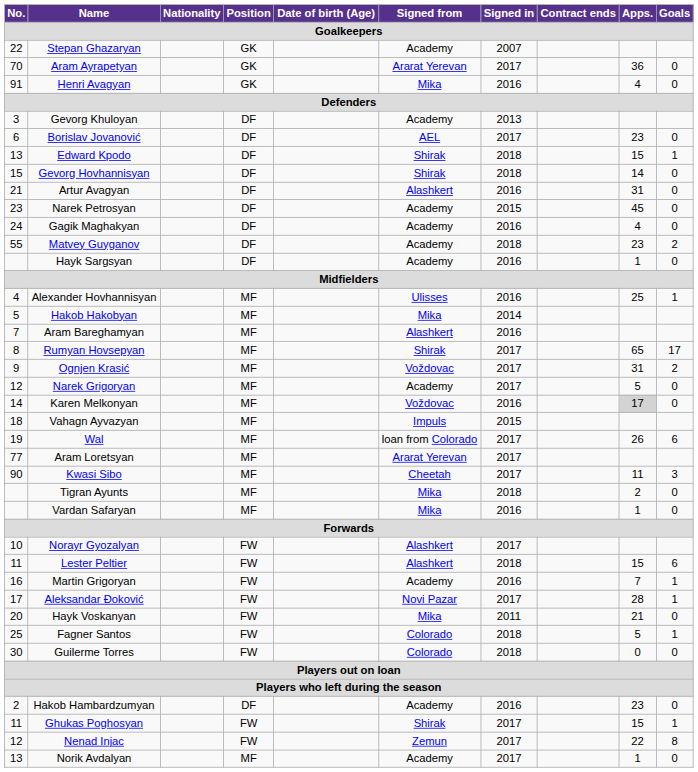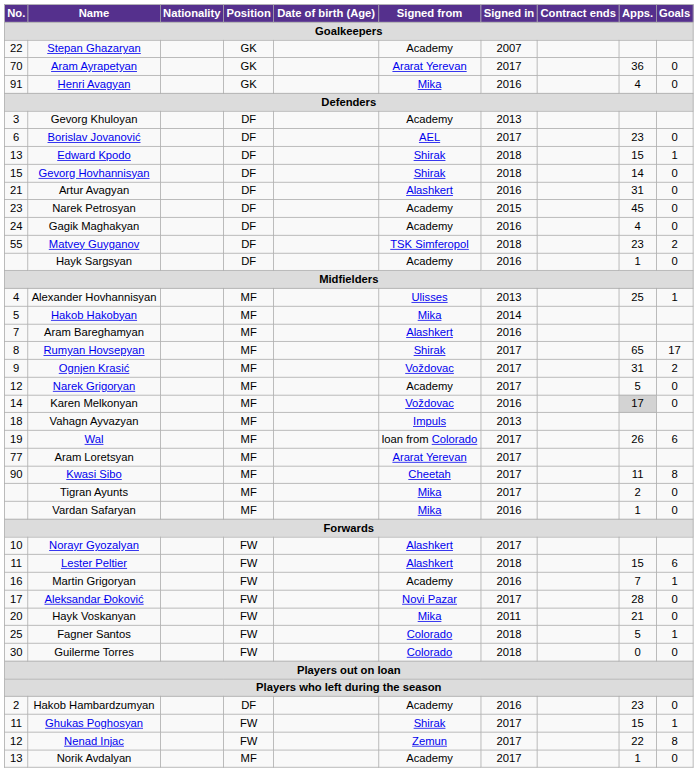(430, 244) Academy -> (430, 244) TSK Simferopol
(509, 298) 2016 -> (509, 298) 2013
(509, 422) 2015 -> (509, 422) 2013
(675, 475) 3 -> (675, 475) 8
(509, 493) 2018 -> (509, 493) 2017
(675, 599) 1 -> (675, 599) 0
